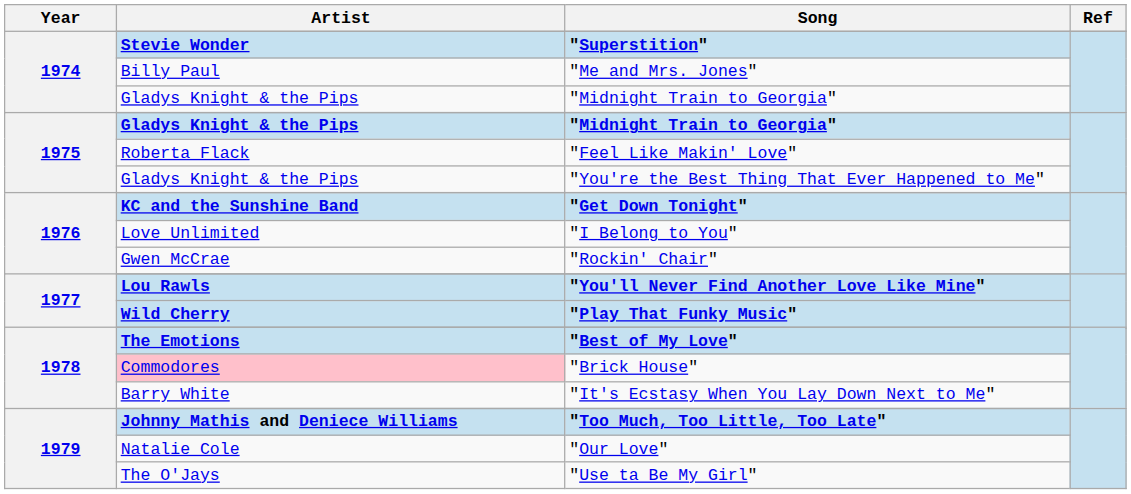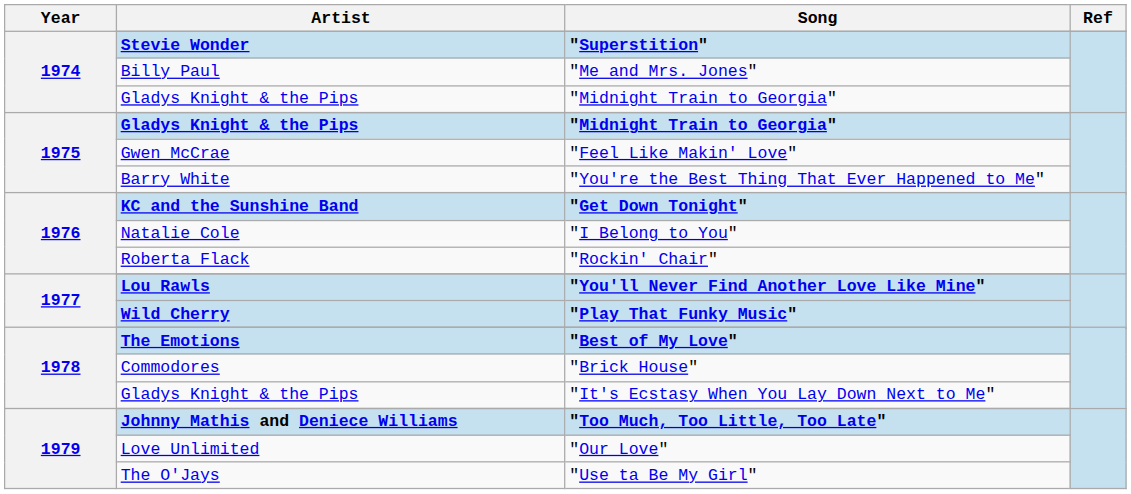(185, 153) Roberta Flack -> (175, 153) Gwen McCrae
(240, 180) Gladys Knight & the Pips -> (175, 180) Barry White
(190, 233) Love Unlimited -> (180, 233) Natalie Cole
(175, 260) Gwen McCrae -> (185, 260) Roberta Flack
(170, 368) pink background -> (170, 368) no background
(175, 395) Barry White -> (240, 395) Gladys Knight & the Pips
(180, 449) Natalie Cole -> (190, 449) Love Unlimited
